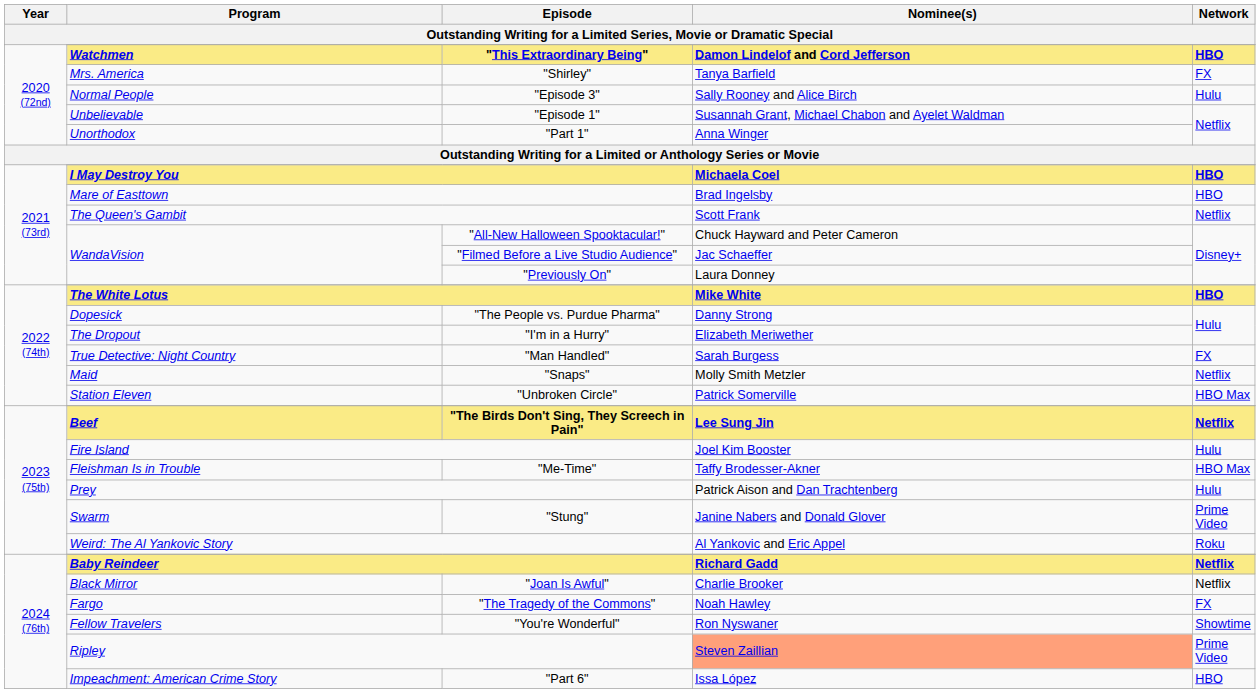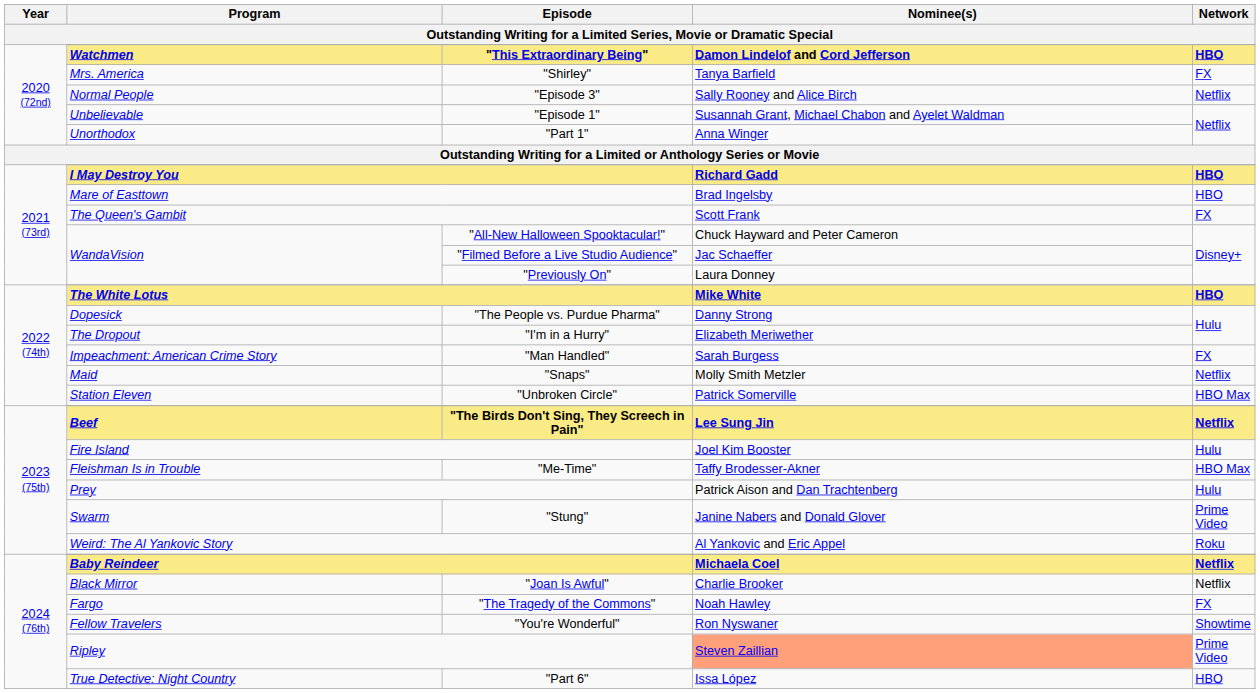(1208, 94) Hulu -> (1213, 94) Netflix
(737, 174) Michaela Coel -> (737, 174) Richard Gadd
(1213, 214) Netflix -> (1203, 214) FX
(153, 355) True Detective: Night Country -> (173, 355) Impeachment: American Crime Story
(737, 564) Richard Gadd -> (737, 564) Michaela Coel
(173, 678) Impeachment: American Crime Story -> (153, 678) True Detective: Night Country
